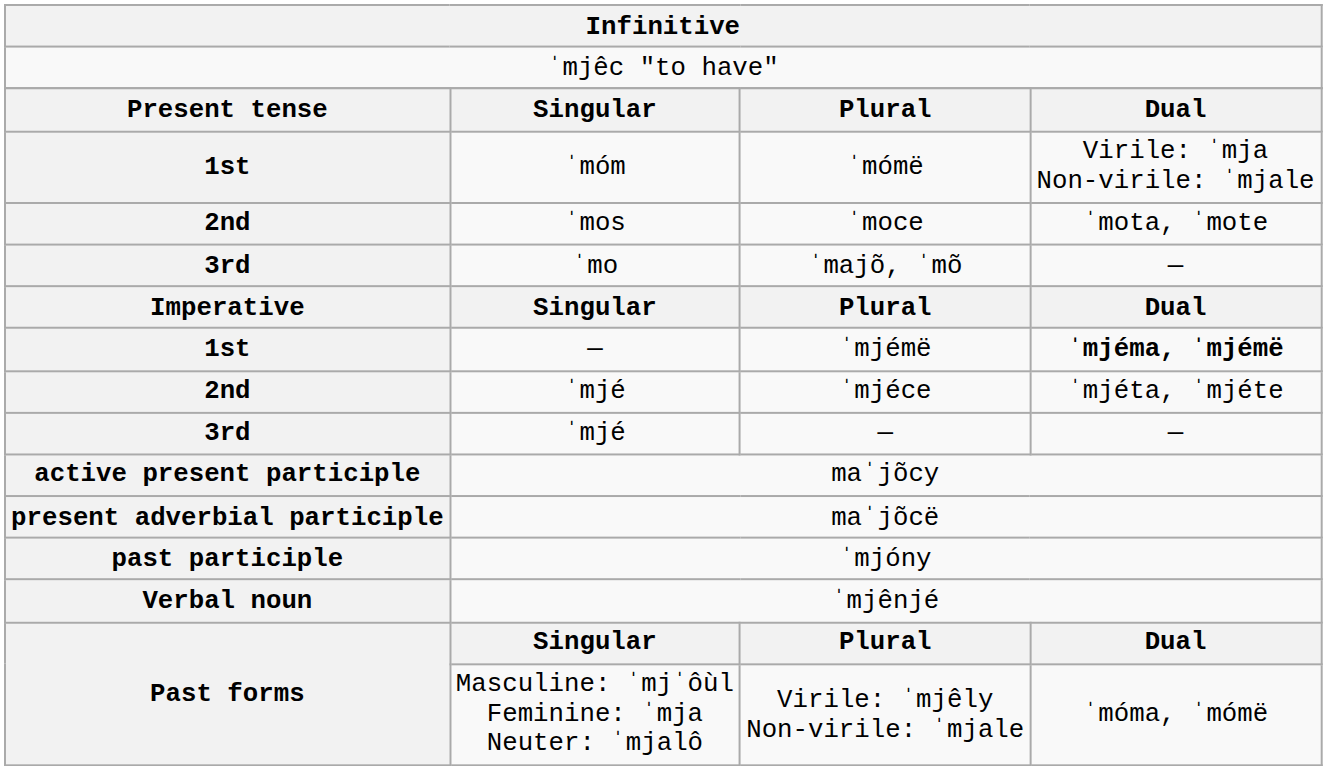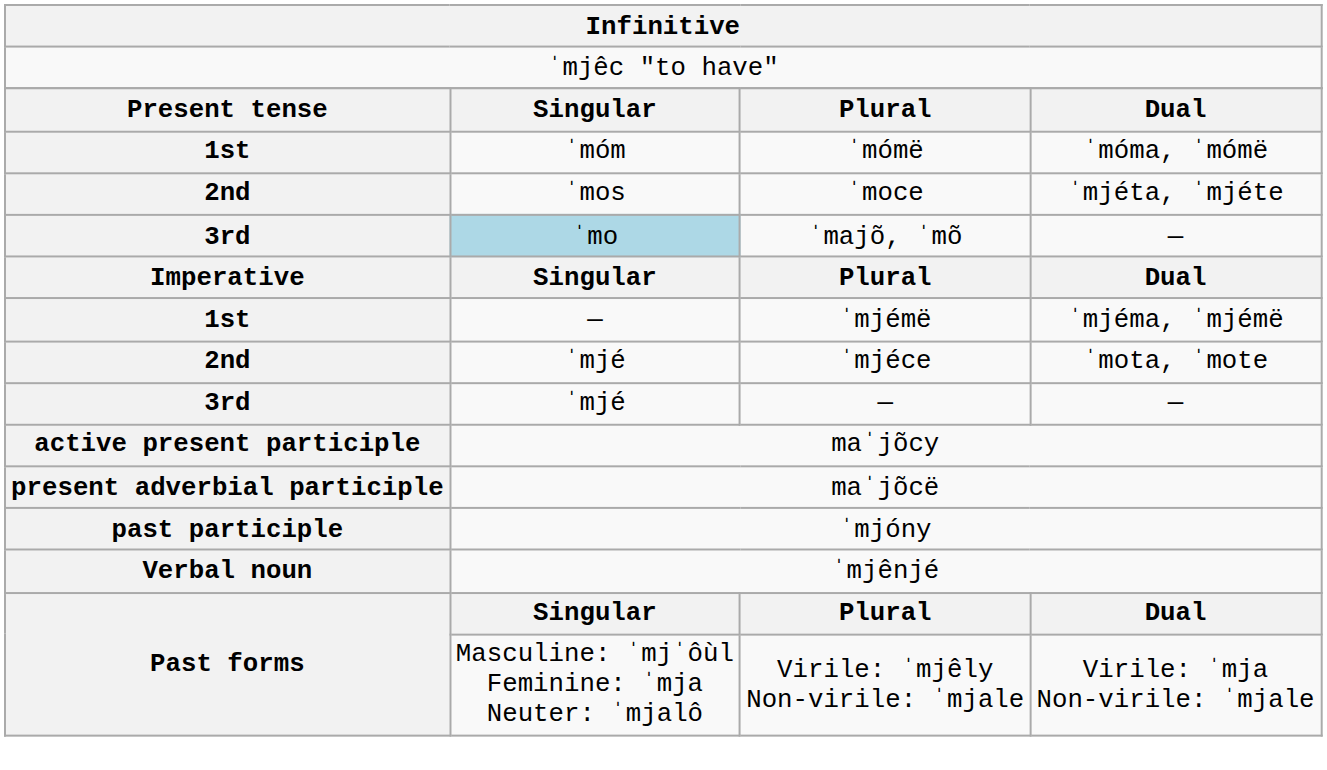(1176, 167) Virile: ˈmja Non-virile: ˈmjale -> (1176, 152) ˈmóma, ˈmómë
(1176, 223) ˈmota, ˈmote -> (1176, 194) ˈmjéta, ˈmjéte
(595, 265) no background -> (595, 236) lightblue background
(1176, 349) bold -> (1176, 320) normal
(1176, 391) ˈmjéta, ˈmjéte -> (1176, 362) ˈmota, ˈmote
(1176, 715) ˈmóma, ˈmómë -> (1176, 685) Virile: ˈmja Non-virile: ˈmjale
